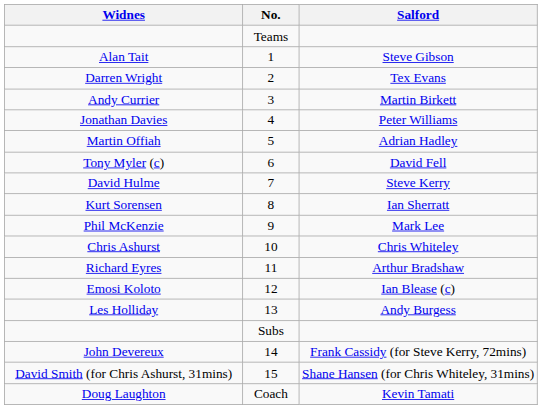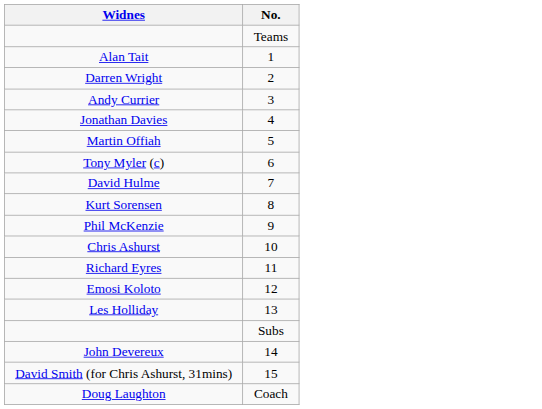- column: (418, 15)
